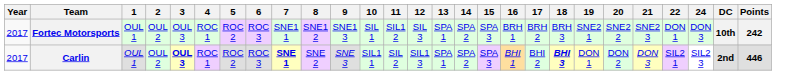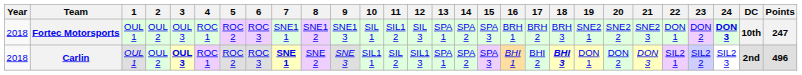+ column: (701, 11)
(17, 32) 2017 -> (17, 32) 2018
(701, 32) normal -> (726, 32) bold
(754, 32) 242 -> (780, 32) 247
(17, 57) 2017 -> (17, 57) 2018
(754, 57) 446 -> (780, 57) 496
